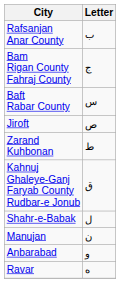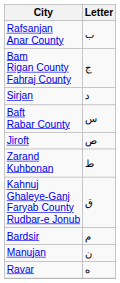+ row: (20, 96)
- row: (41, 219)
+ row: (23, 236)
- row: (32, 253)
